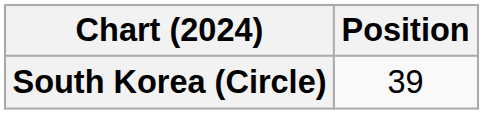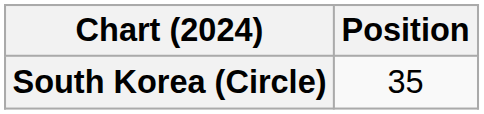(406, 81) 39 -> (406, 81) 35
